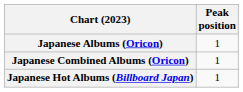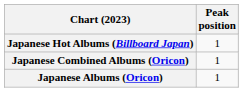rows swapped: (100, 43) <-> (100, 78)
